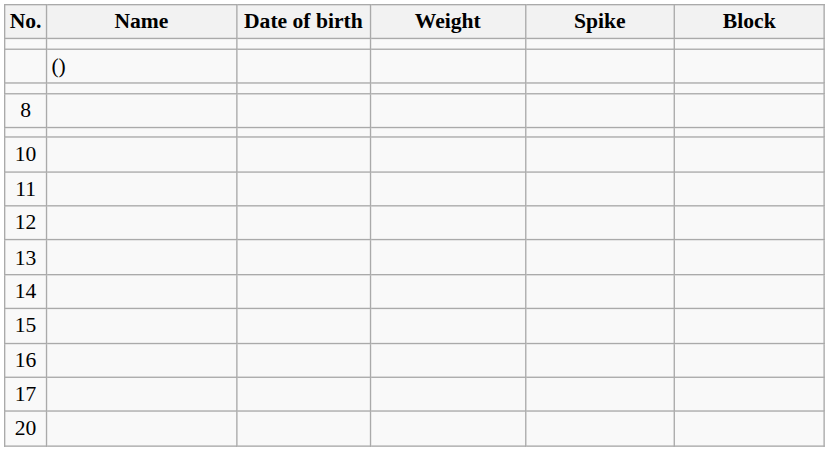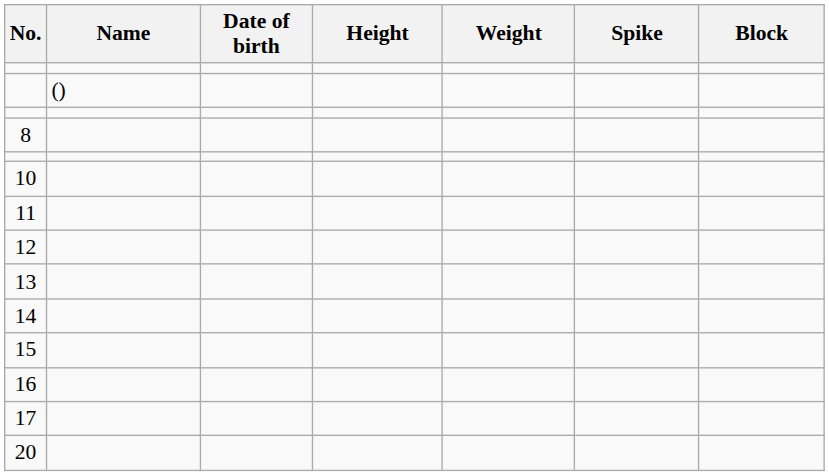+ column: (378, 33)
